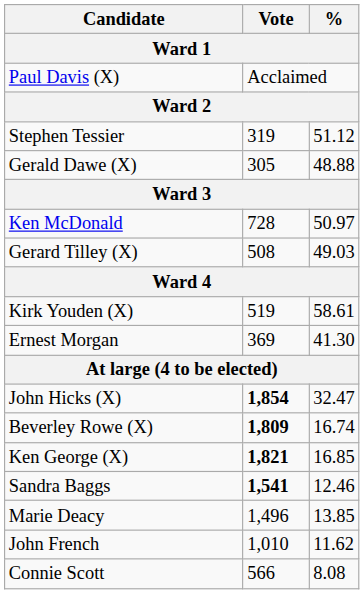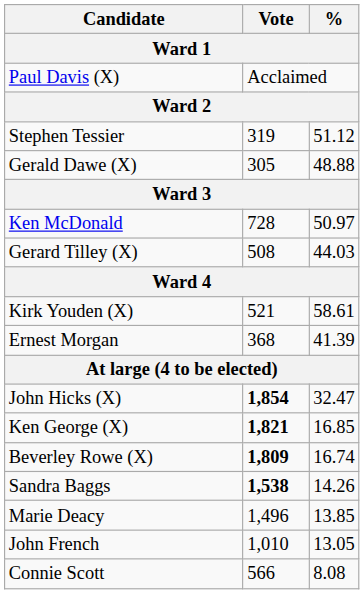(334, 252) 49.03 -> (334, 252) 44.03
(261, 310) 519 -> (261, 310) 521
(261, 340) 369 -> (261, 340) 368
(334, 340) 41.30 -> (334, 340) 41.39
rows swapped: (68, 456) <-> (81, 427)
(268, 485) 1,541 -> (268, 485) 1,538
(334, 485) 12.46 -> (334, 485) 14.26
(334, 544) 11.62 -> (334, 544) 13.05
